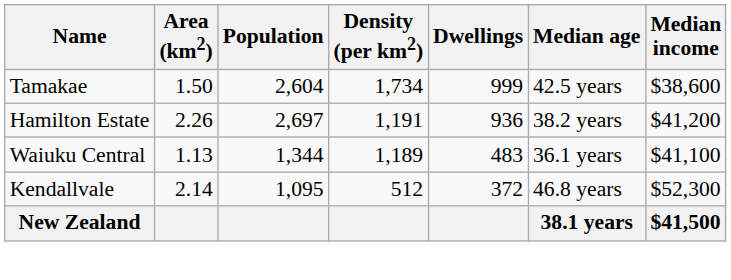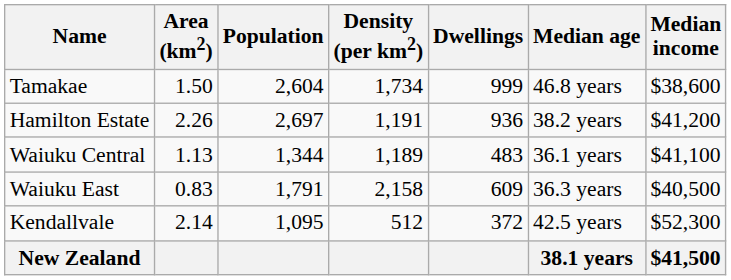(577, 86) 42.5 years -> (577, 86) 46.8 years
+ row: (64, 188)
(577, 188) 46.8 years -> (577, 223) 42.5 years
